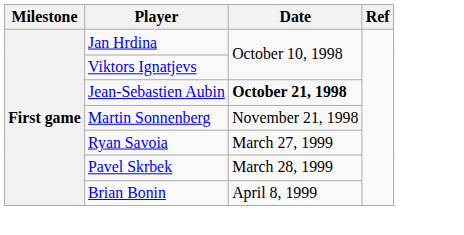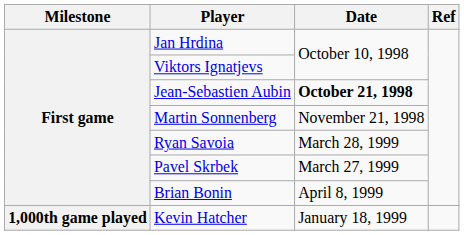(283, 142) March 27, 1999 -> (349, 142) March 28, 1999
(283, 167) March 28, 1999 -> (349, 167) March 27, 1999
+ row: (200, 218)
